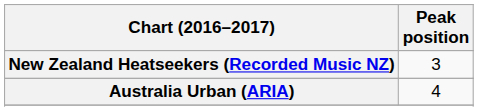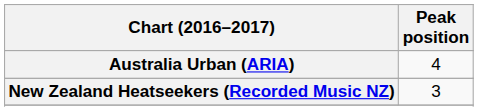rows swapped: (202, 91) <-> (202, 64)
